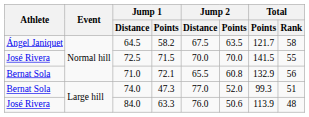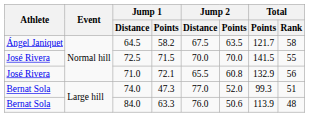(28, 74) Bernat Sola -> (28, 74) José Rivera
(28, 105) José Rivera -> (28, 105) Bernat Sola
